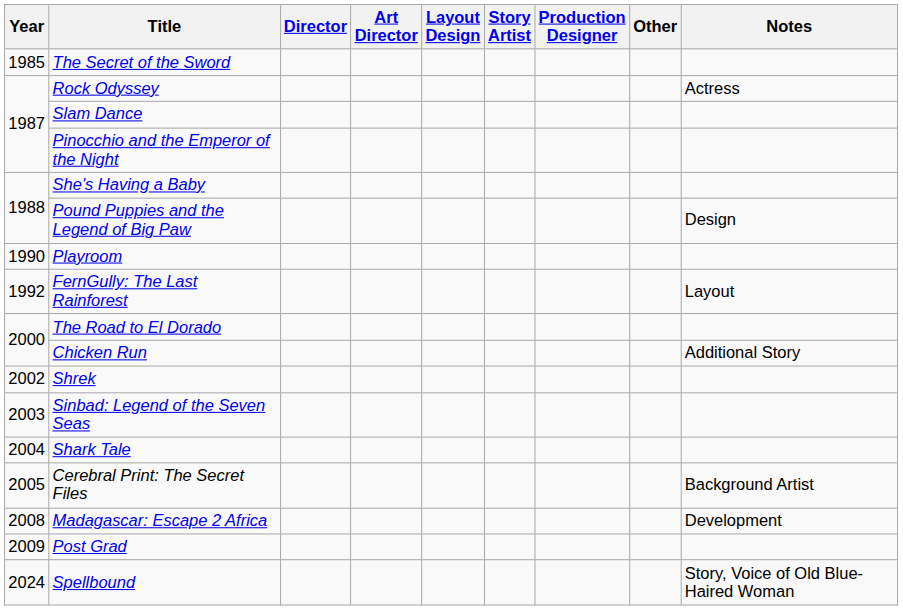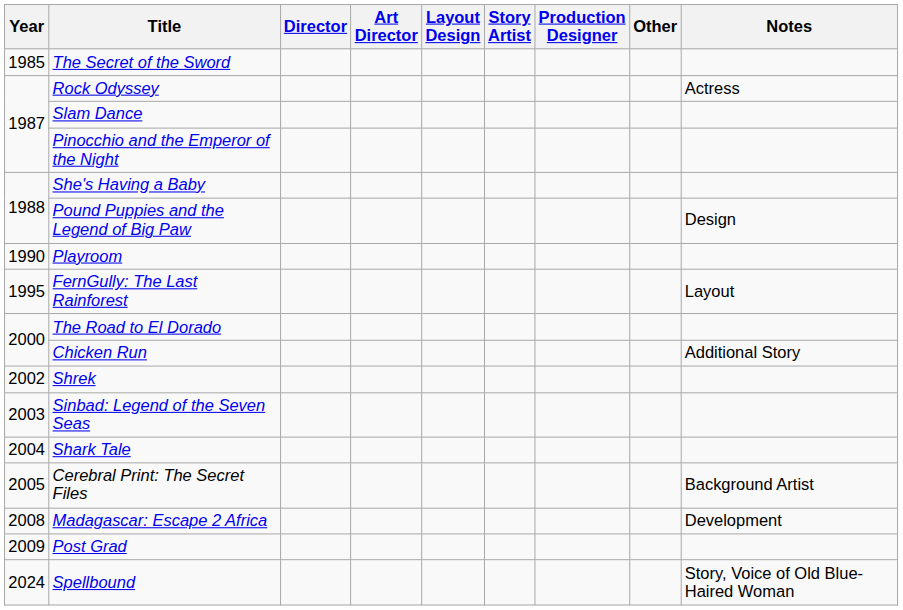(27, 291) 1992 -> (27, 291) 1995
